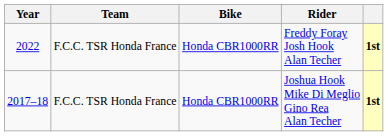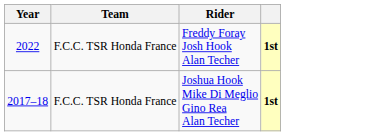- column: (230, 13)
